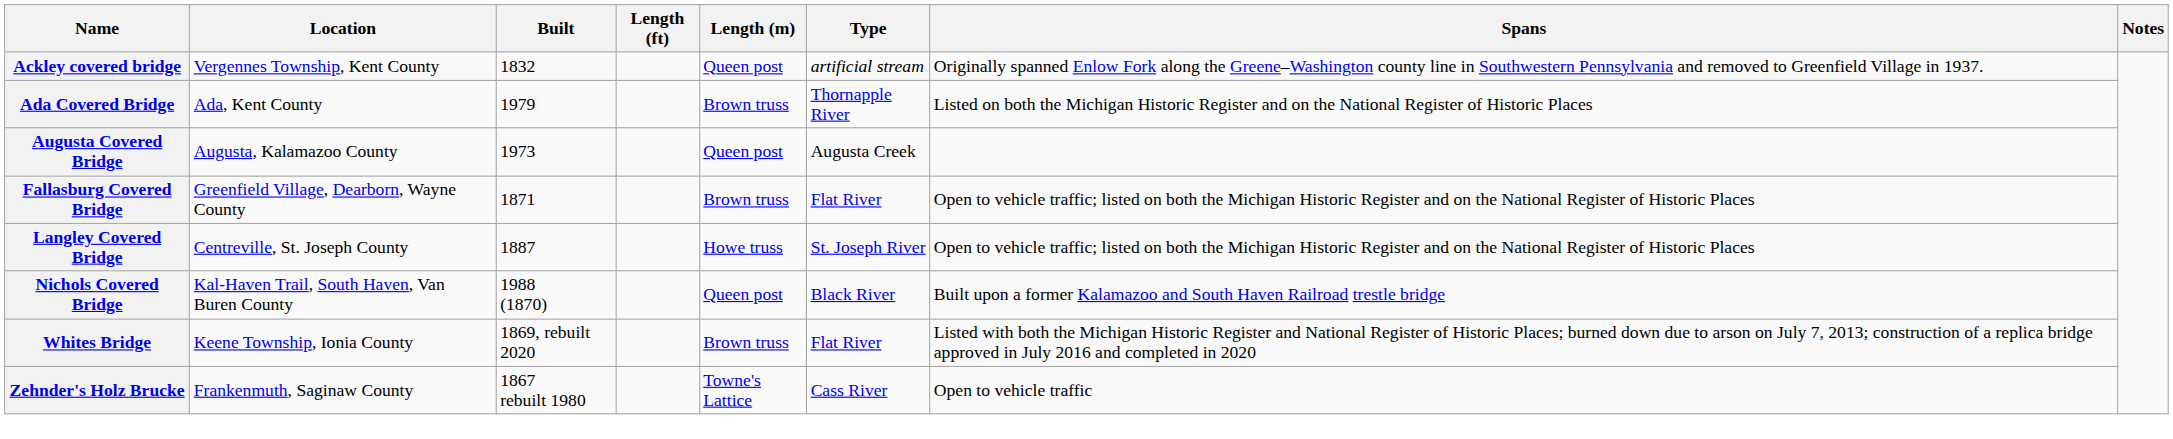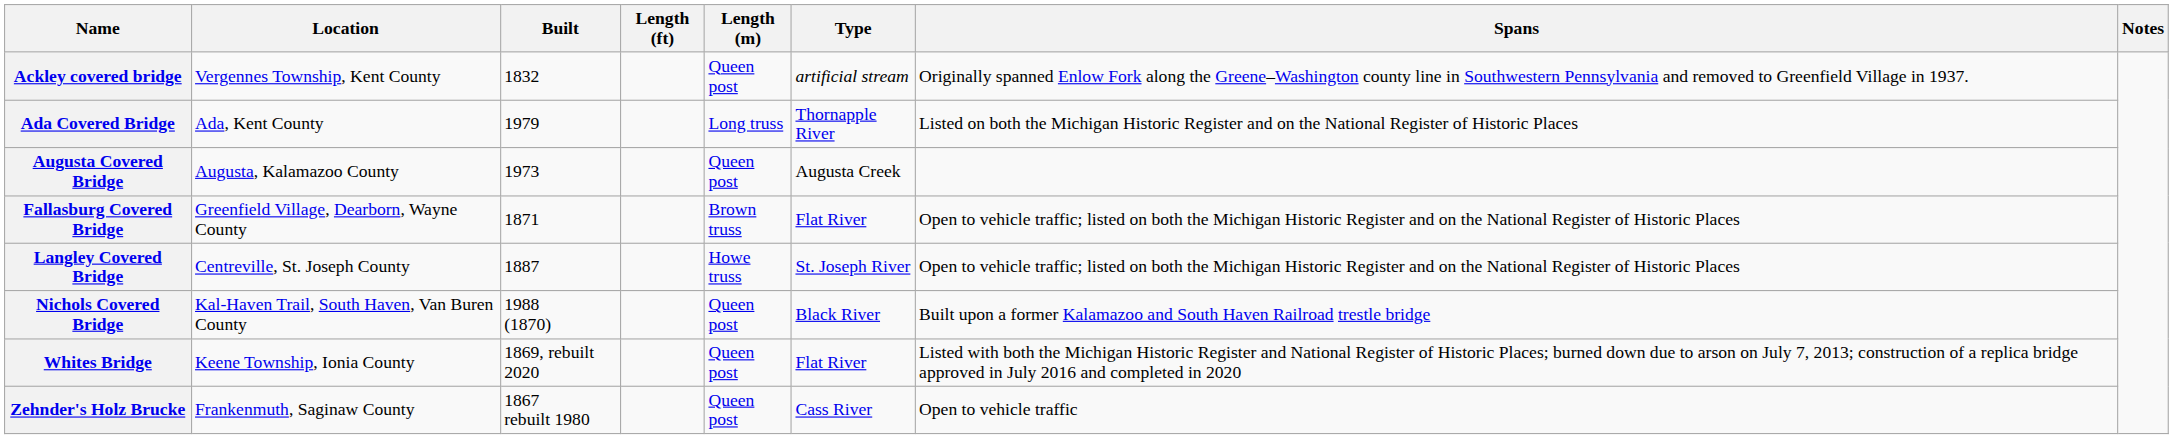(746, 103) Brown truss -> (746, 123) Long truss
(746, 342) Brown truss -> (731, 362) Queen post
(732, 390) Towne's Lattice -> (731, 410) Queen post
